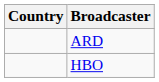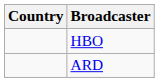rows swapped: (87, 41) <-> (87, 65)
